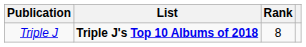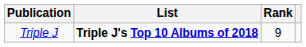(278, 32) 8 -> (278, 32) 9
